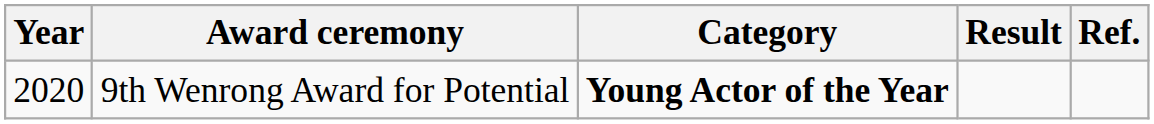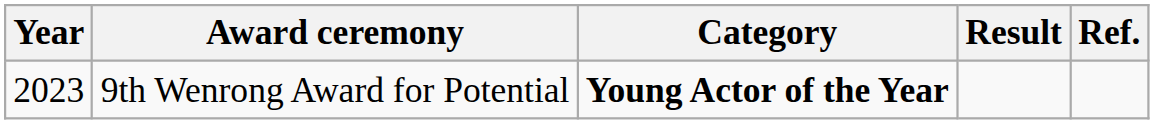(49, 88) 2020 -> (49, 88) 2023
